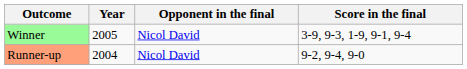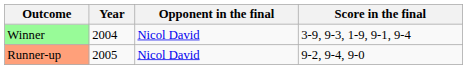(105, 34) 2005 -> (105, 34) 2004
(105, 54) 2004 -> (105, 54) 2005
